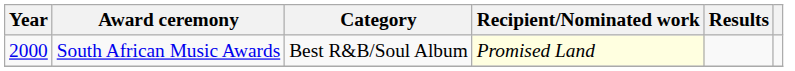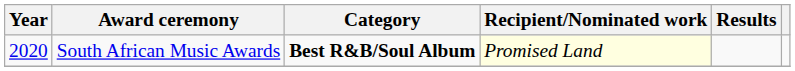(28, 50) 2000 -> (28, 50) 2020
(378, 50) normal -> (382, 50) bold
